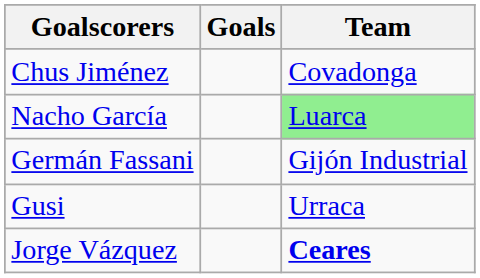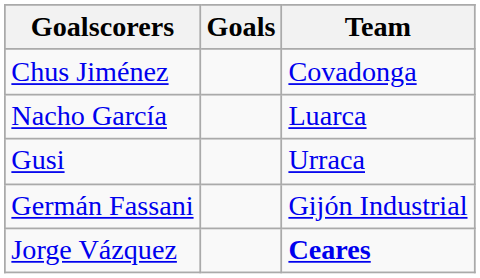(327, 116) lightgreen background -> (327, 116) no background
rows swapped: (102, 160) <-> (38, 205)
